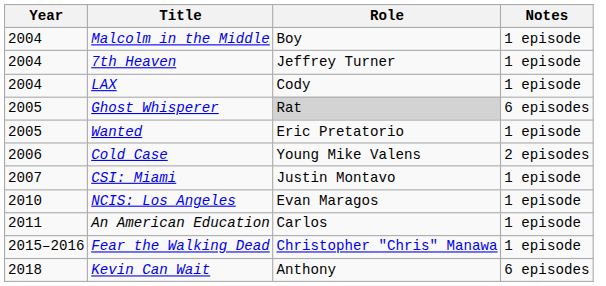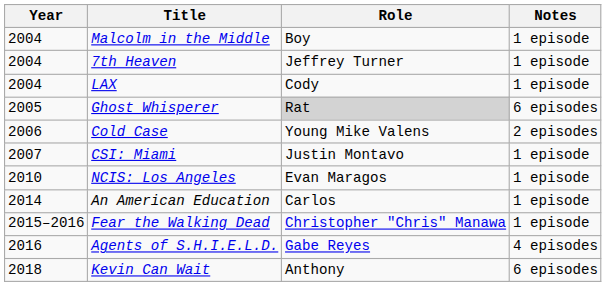- row: (117, 132)
(25, 224) 2011 -> (25, 201) 2014
+ row: (185, 247)
